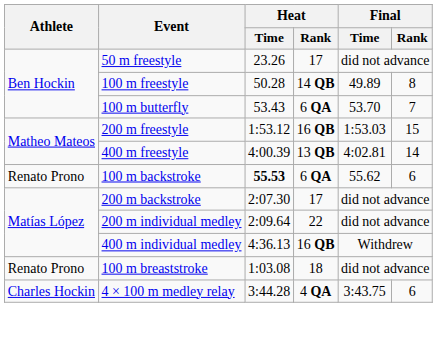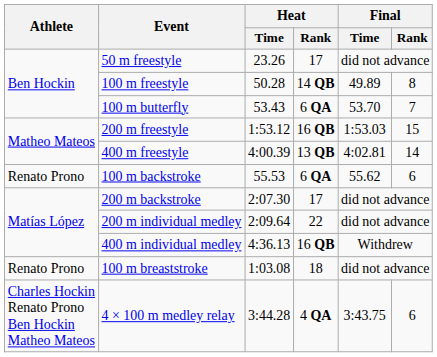(269, 176) bold -> (269, 176) normal
(51, 291) Charles Hockin -> (51, 316) Charles Hockin Renato Prono Ben Hockin Matheo Mateos
